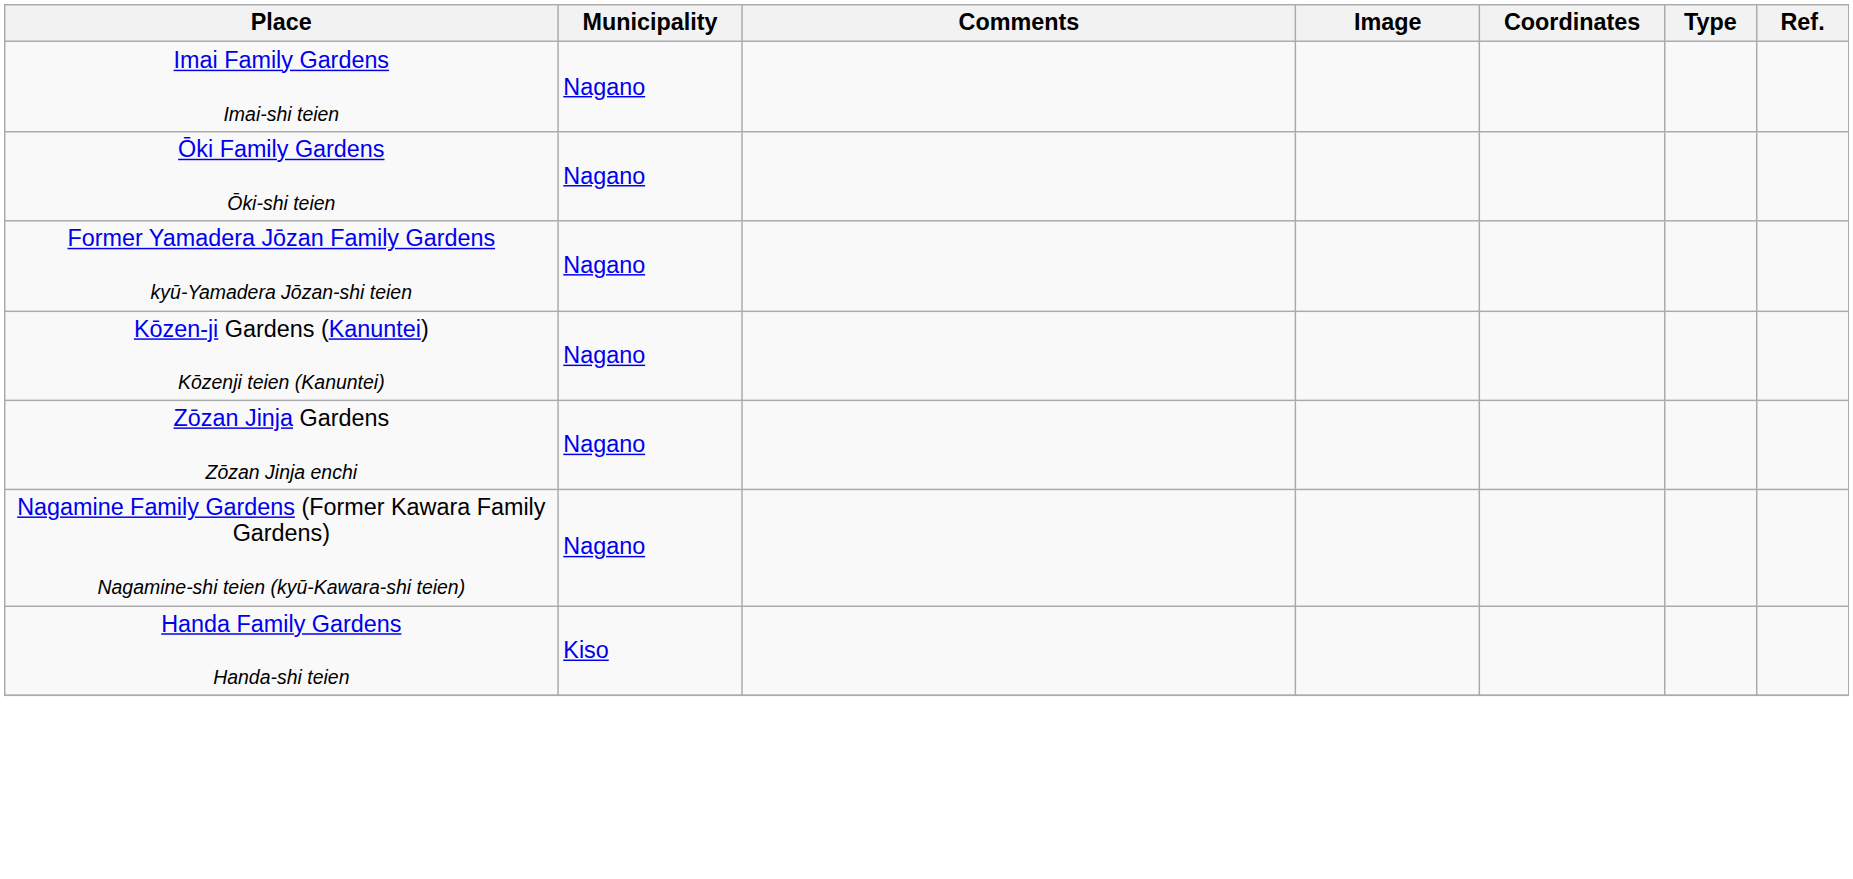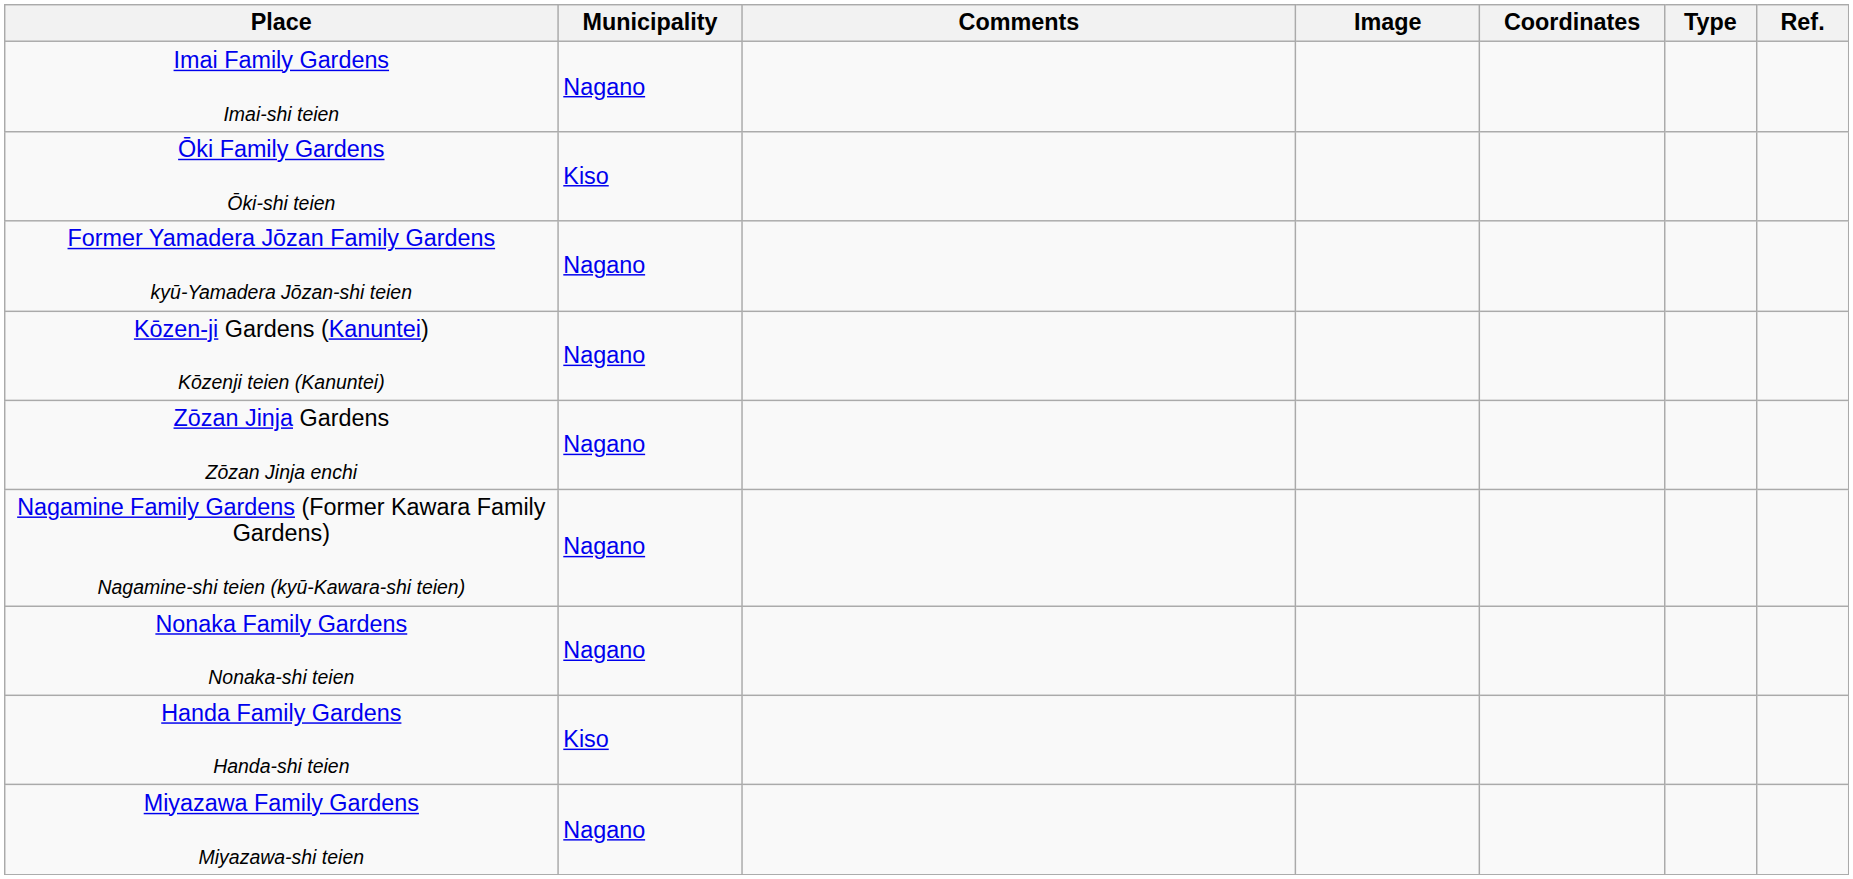(604, 175) Nagano -> (586, 175) Kiso
+ row: (281, 650)
+ row: (281, 829)
